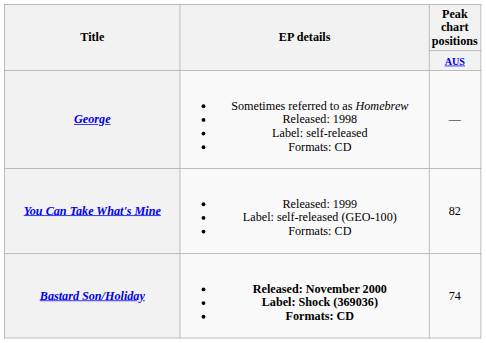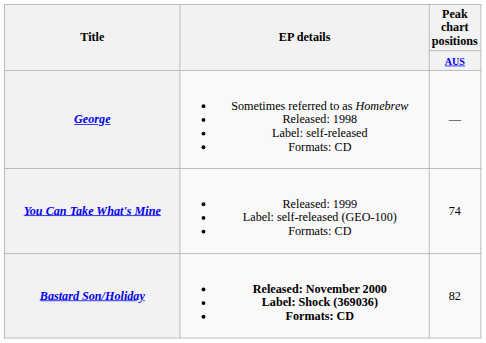(455, 211) 82 -> (455, 211) 74
(455, 295) 74 -> (455, 295) 82
